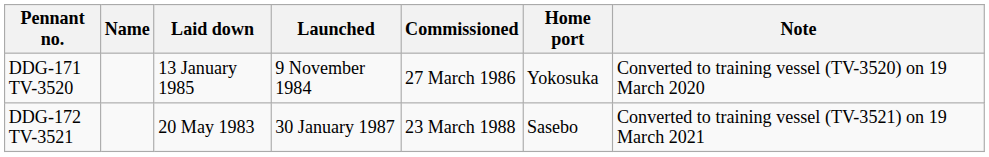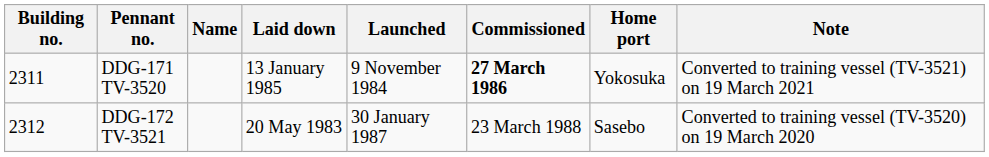+ column: (51, 29)
(460, 78) normal -> (508, 78) bold
(782, 78) Converted to training vessel (TV-3520) on 19 March 2020 -> (824, 78) Converted to training vessel (TV-3521) on 19 March 2021
(782, 127) Converted to training vessel (TV-3521) on 19 March 2021 -> (824, 127) Converted to training vessel (TV-3520) on 19 March 2020
